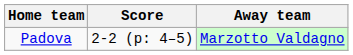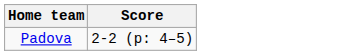- column: (272, 16)
